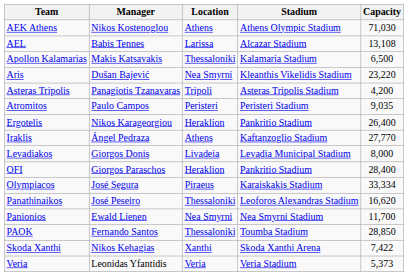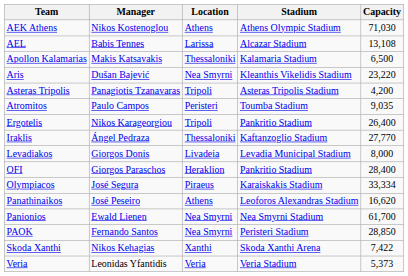(274, 106) Peristeri Stadium -> (274, 106) Toumba Stadium
(205, 122) Heraklion -> (198, 122) Tripoli
(199, 138) Athens -> (210, 138) Thessaloniki
(210, 201) Thessaloniki -> (199, 201) Athens
(382, 216) 11,700 -> (382, 216) 61,700
(210, 232) Thessaloniki -> (209, 232) Nea Smyrni
(274, 232) Toumba Stadium -> (274, 232) Peristeri Stadium
